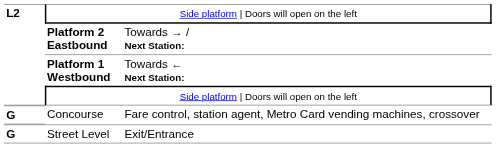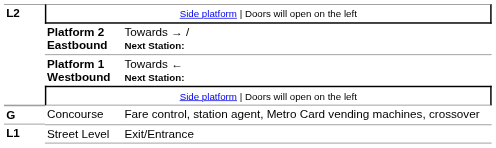(11, 134) G -> (13, 133) L1
